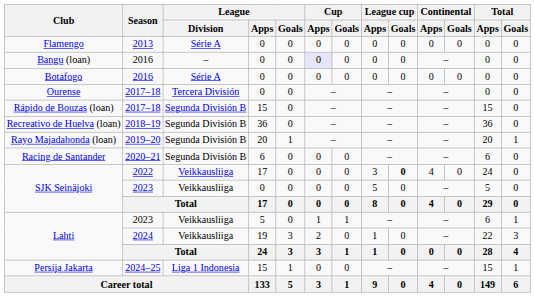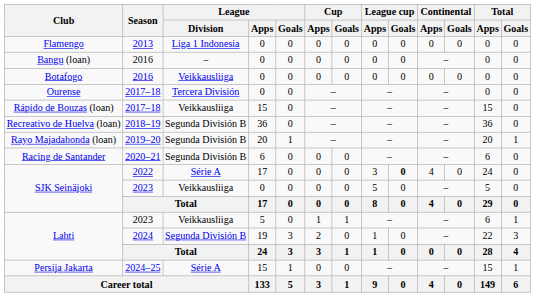(206, 44) Série A -> (206, 44) Liga 1 Indonesia
(319, 60) lavender background -> (319, 60) no background
(206, 76) Série A -> (206, 76) Veikkausliiga
(206, 108) Segunda División B -> (206, 108) Veikkausliiga
(206, 172) Veikkausliiga -> (206, 172) Série A
(206, 236) Veikkausliiga -> (206, 236) Segunda División B
(206, 268) Liga 1 Indonesia -> (206, 268) Série A
